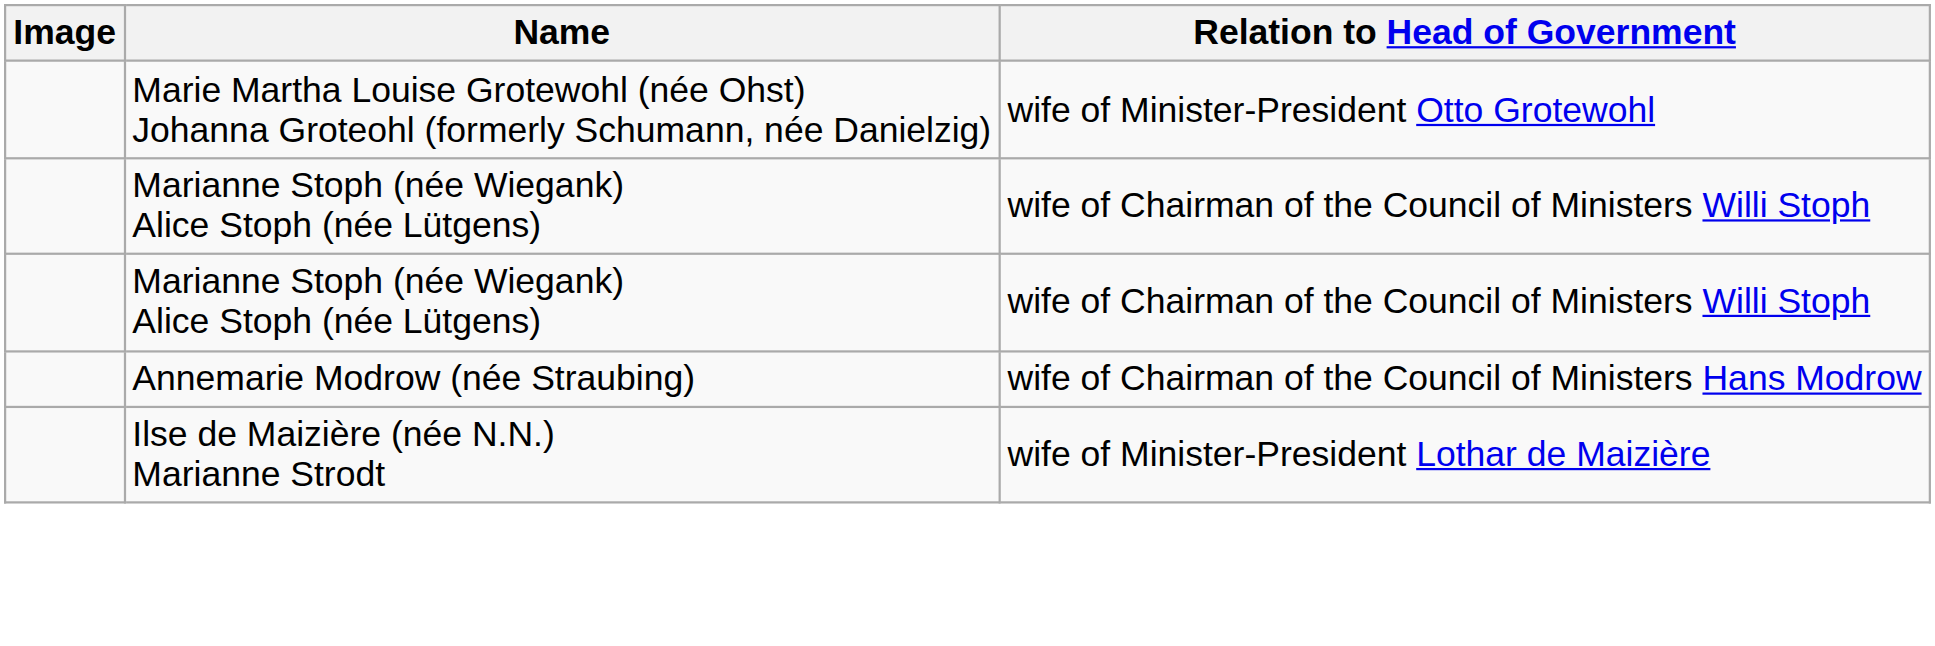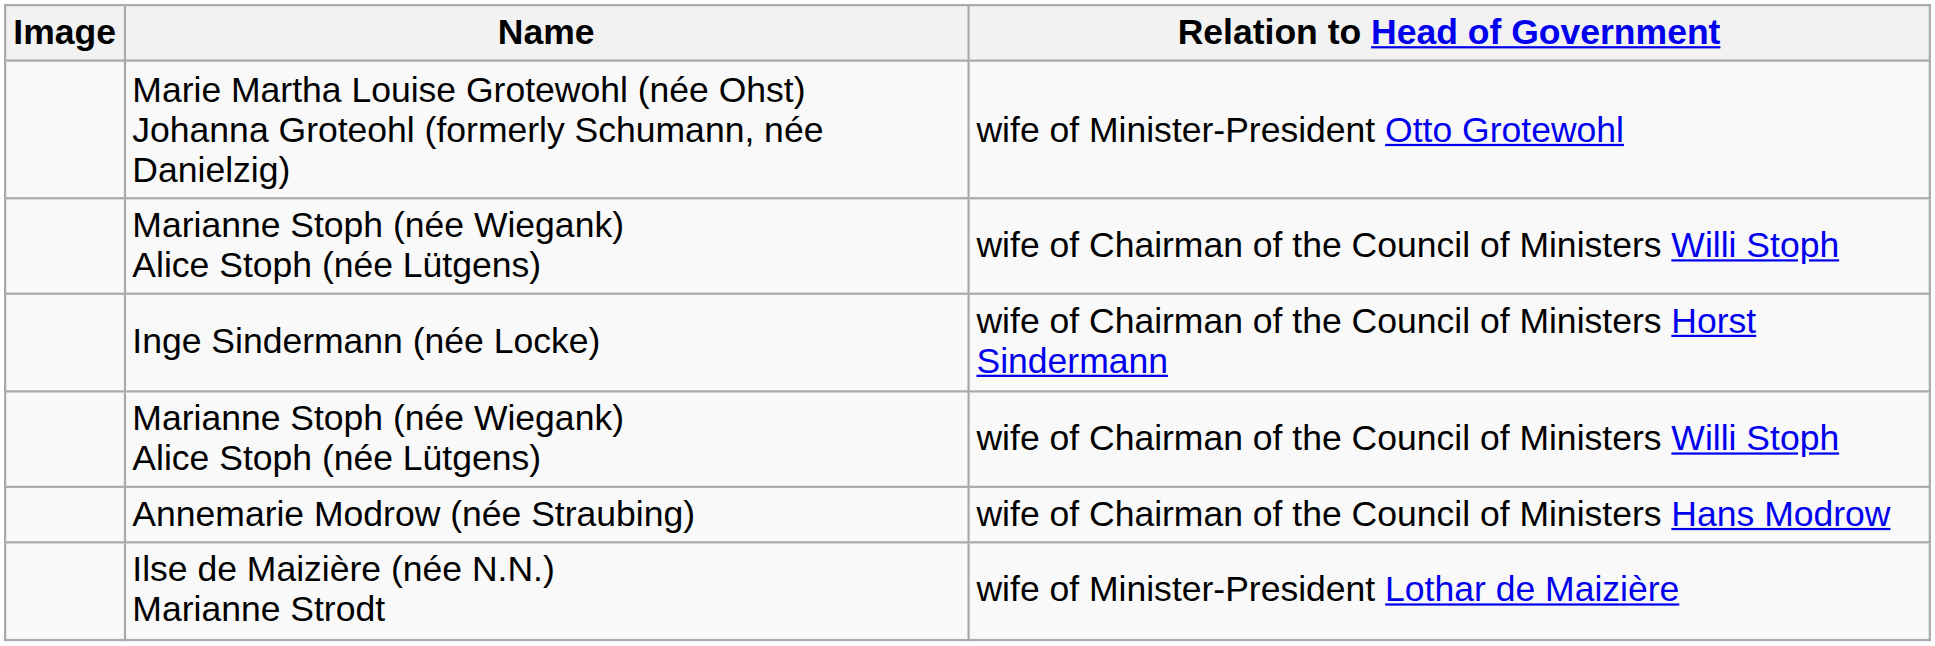+ row: (366, 341)
